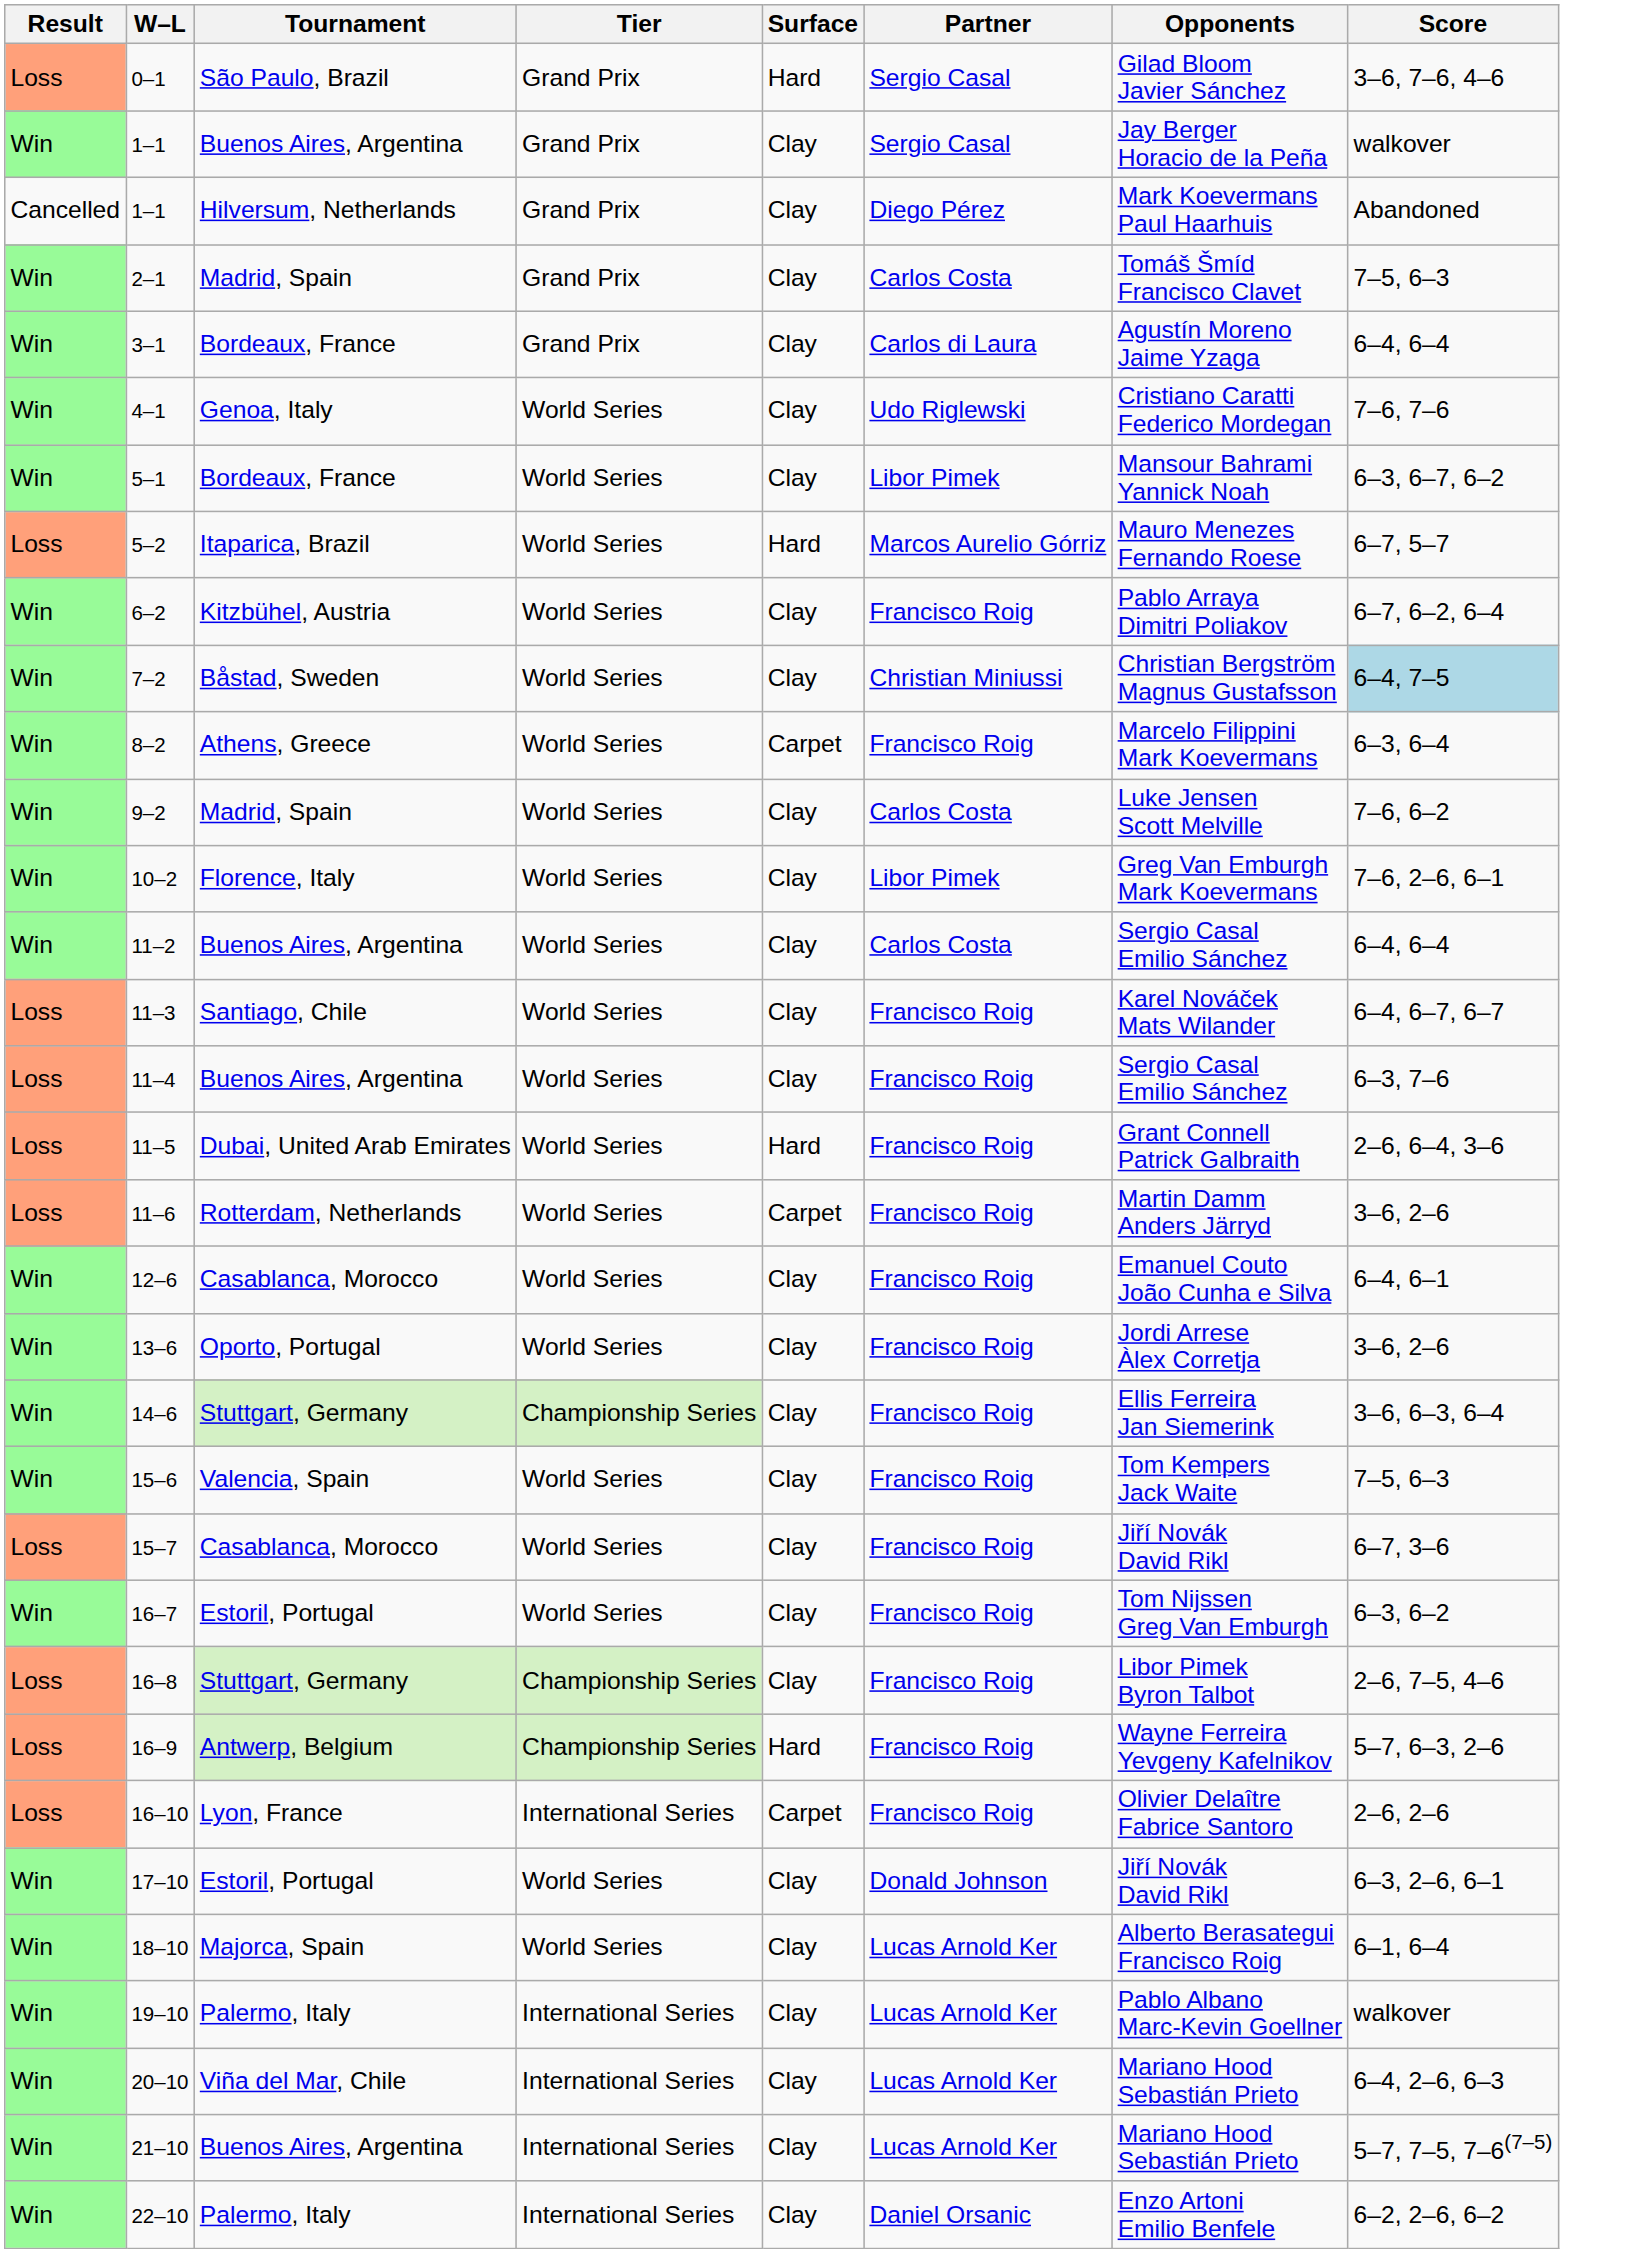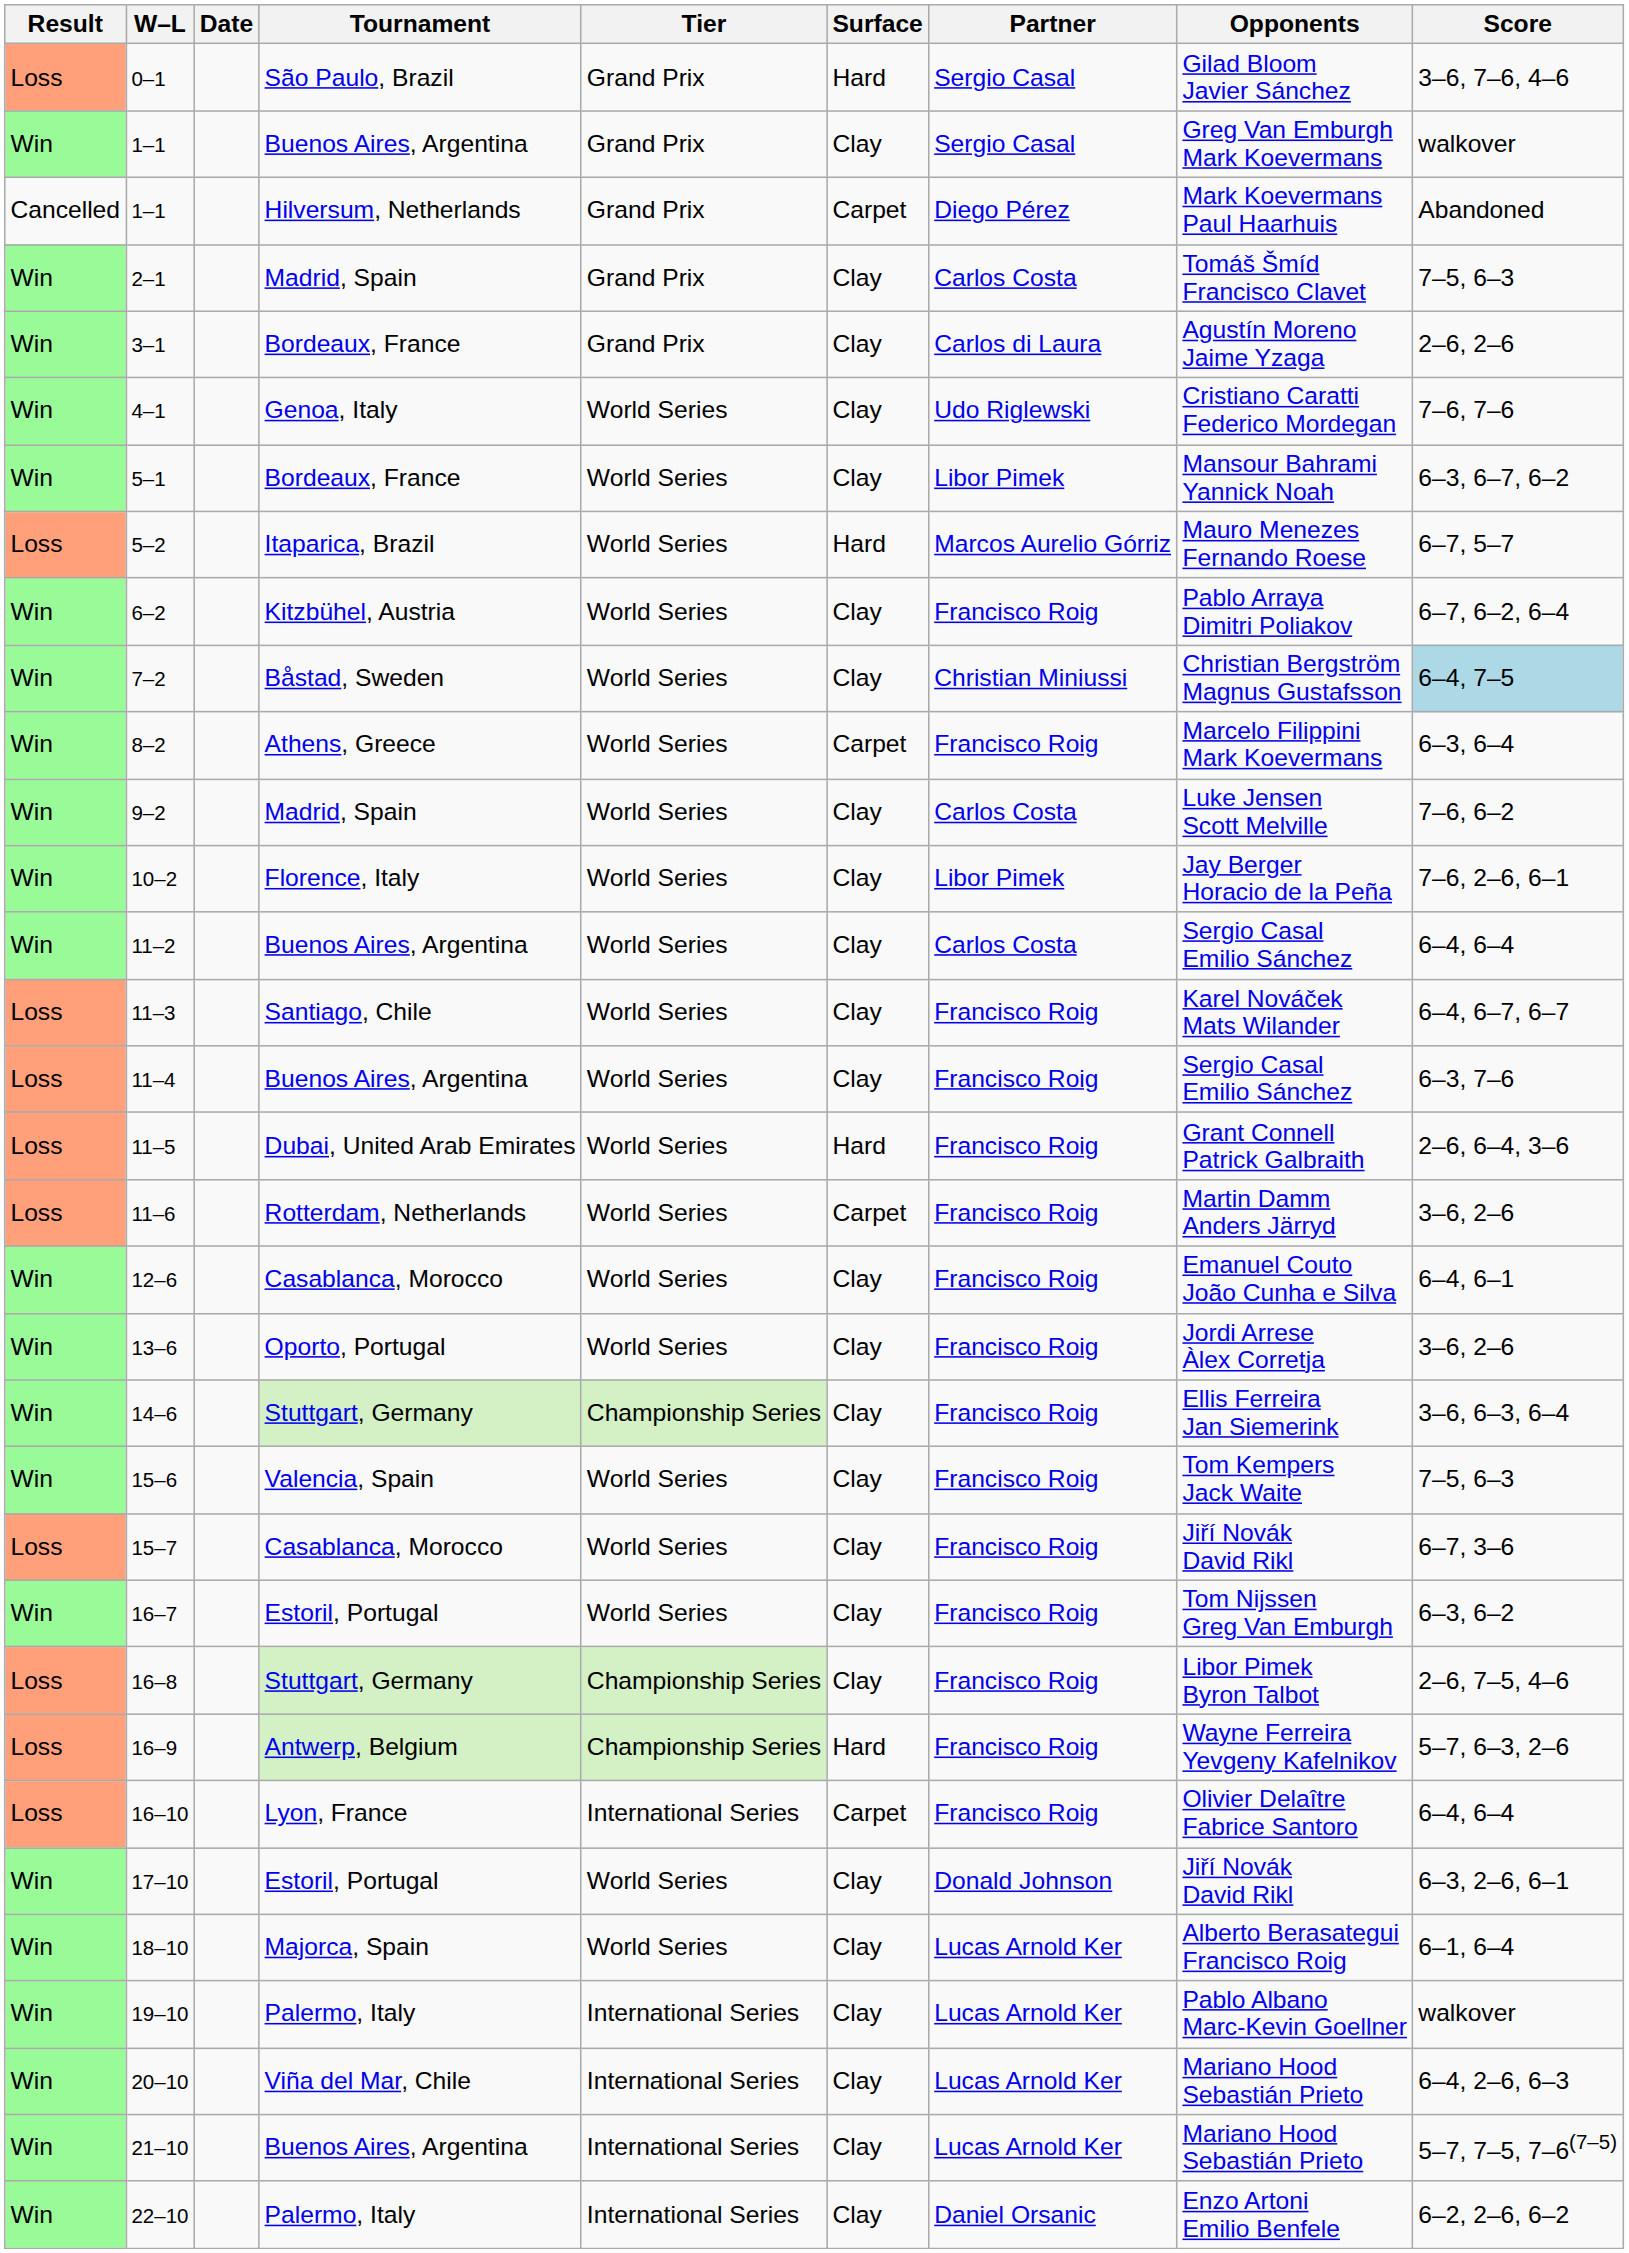+ column: (227, 24)
(1222, 143) Jay Berger Horacio de la Peña -> (1288, 143) Greg Van Emburgh Mark Koevermans
(792, 210) Clay -> (869, 210) Carpet
(1402, 344) 6–4, 6–4 -> (1466, 344) 2–6, 2–6
(1223, 878) Greg Van Emburgh Mark Koevermans -> (1287, 878) Jay Berger Horacio de la Peña
(1402, 1813) 2–6, 2–6 -> (1466, 1813) 6–4, 6–4
